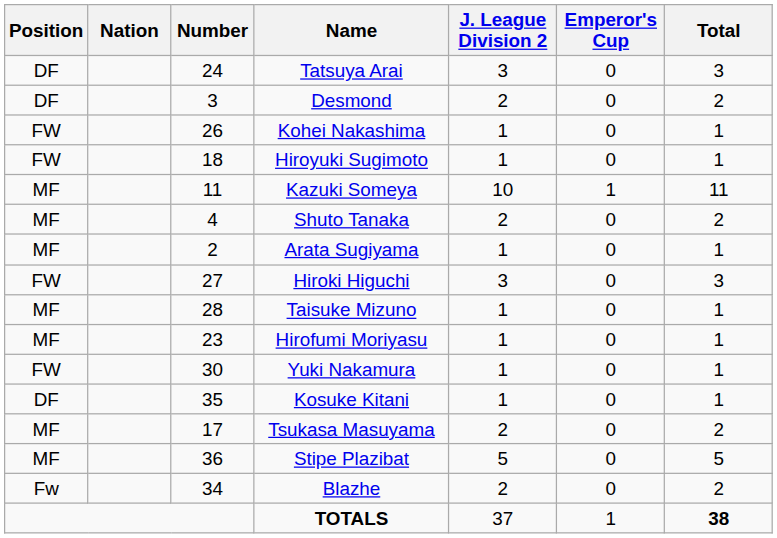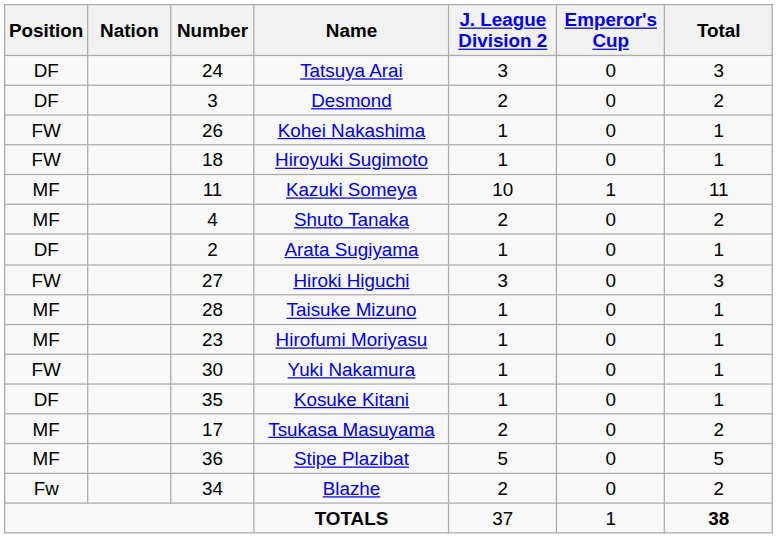(46, 250) MF -> (46, 250) DF
